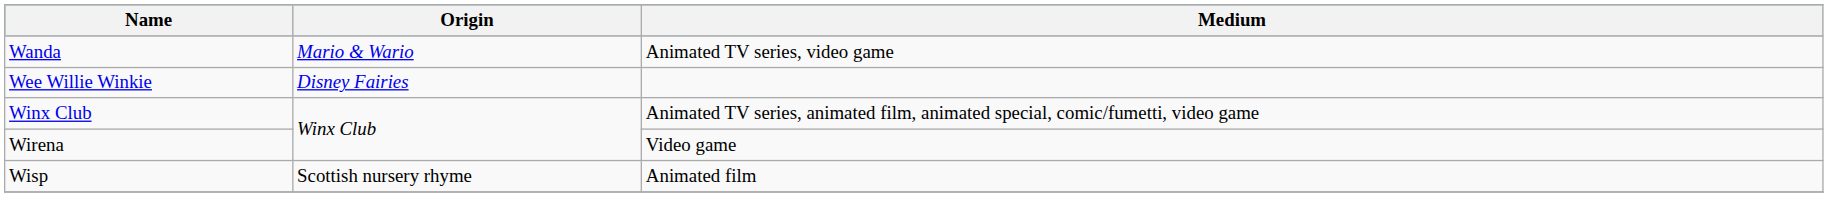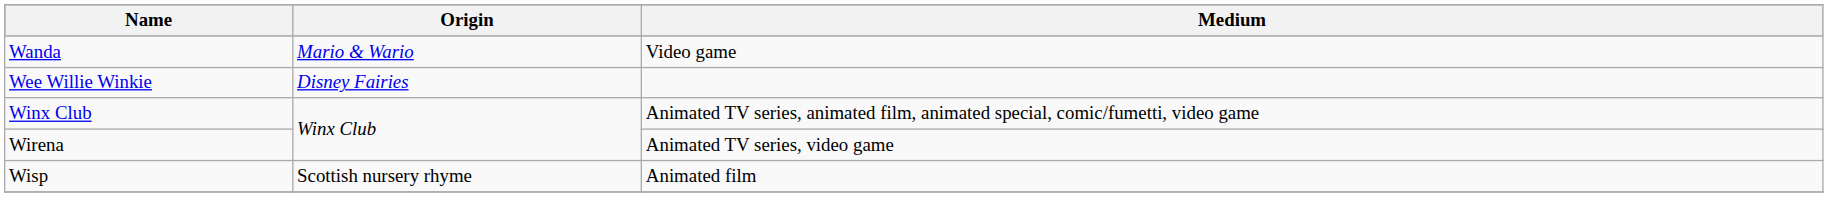(770, 51) Animated TV series, video game -> (691, 51) Video game
(691, 144) Video game -> (770, 144) Animated TV series, video game
